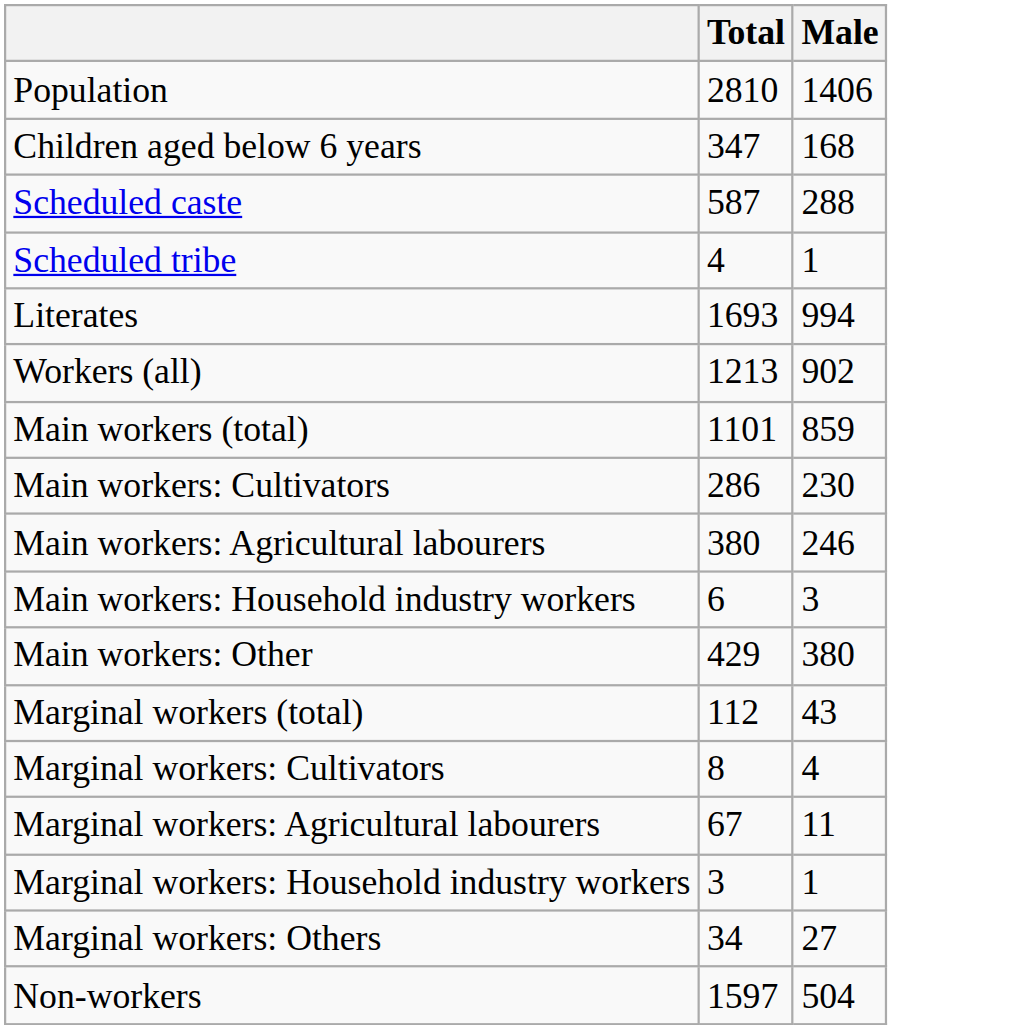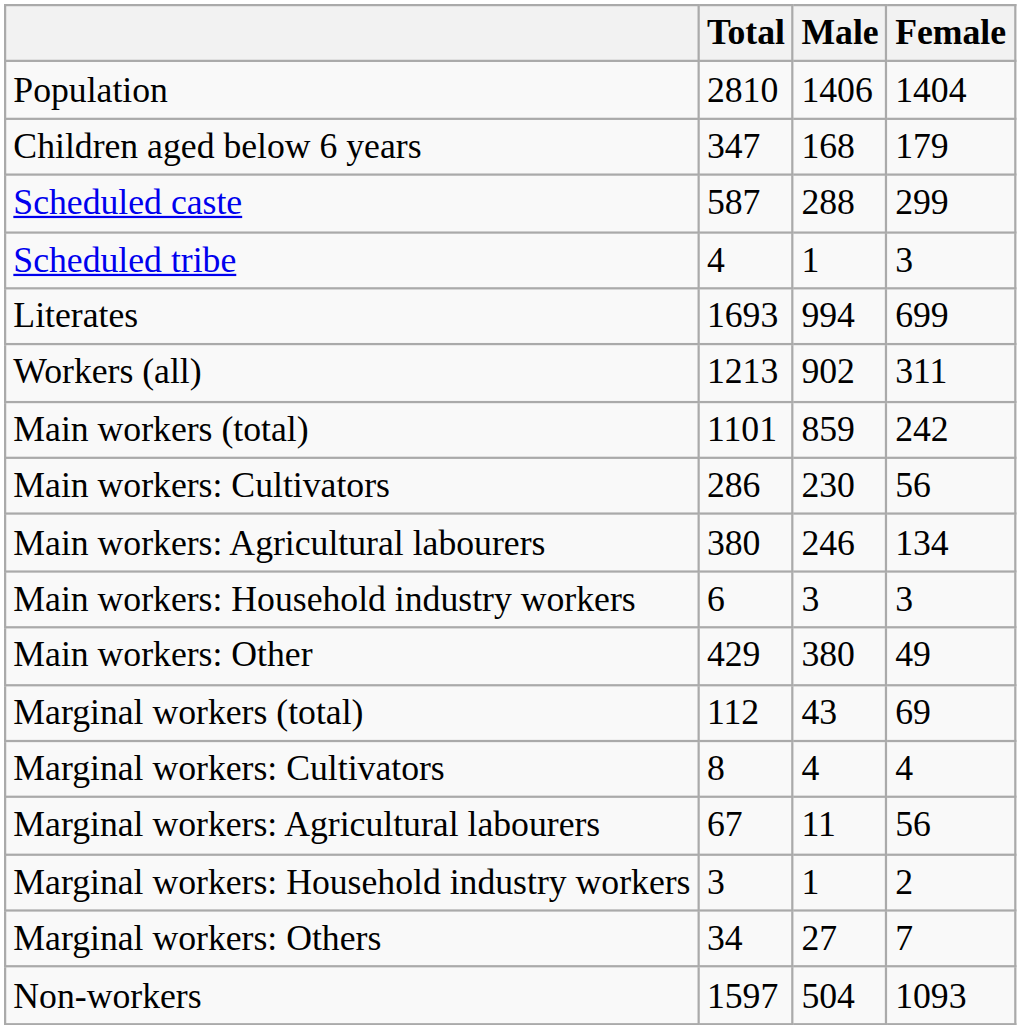+ column: (951, 32)
